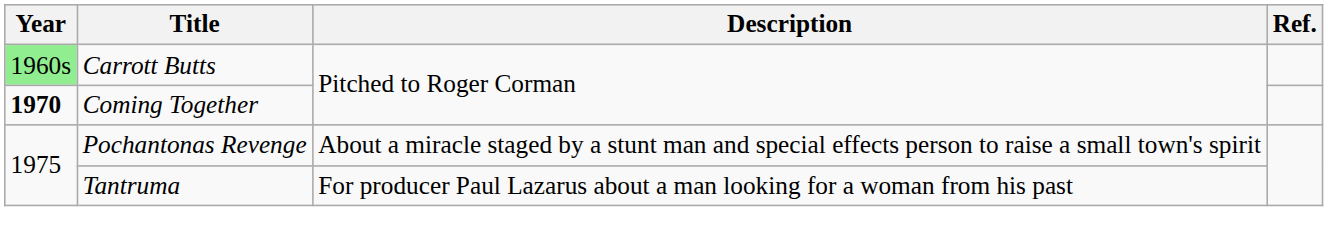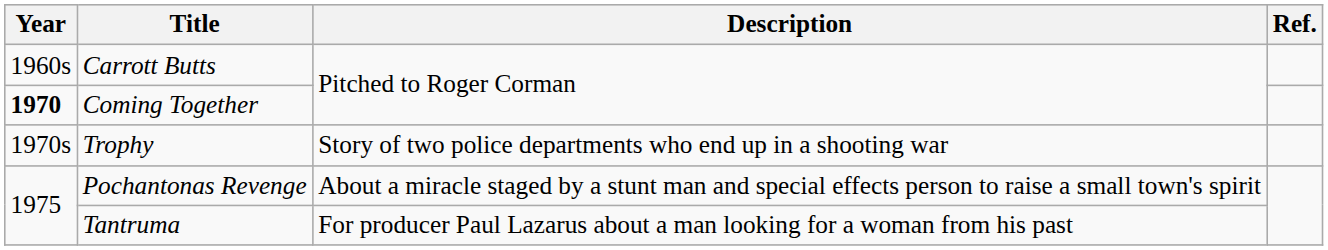(41, 64) lightgreen background -> (41, 64) no background
+ row: (118, 144)
